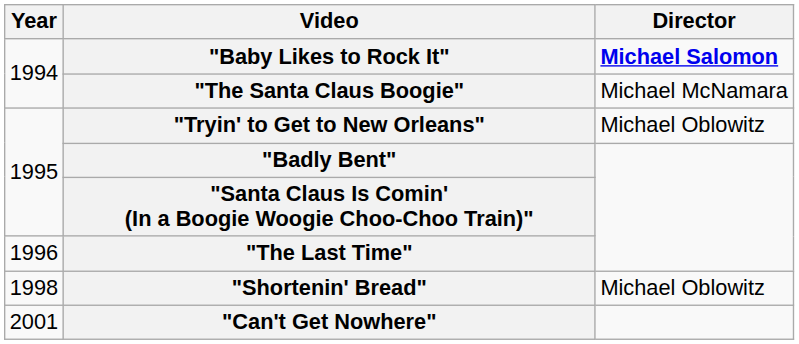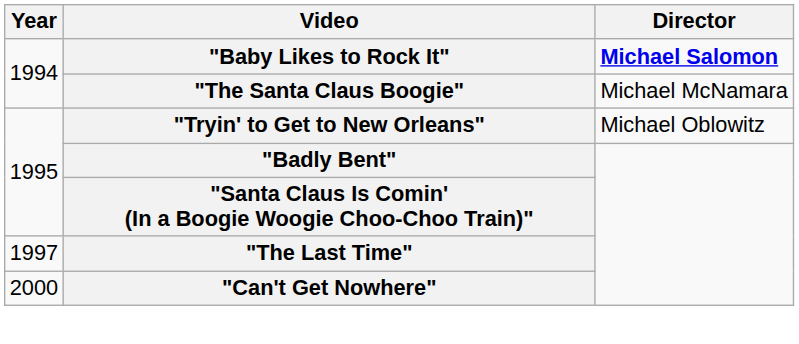(34, 253) 1996 -> (34, 253) 1997
- row: (329, 287)
(34, 322) 2001 -> (34, 287) 2000
